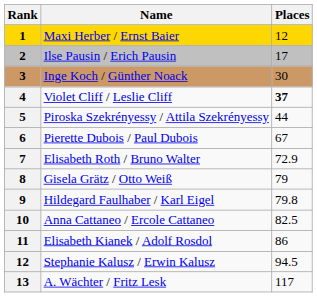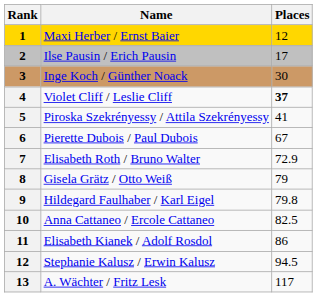(281, 117) 44 -> (281, 117) 41
